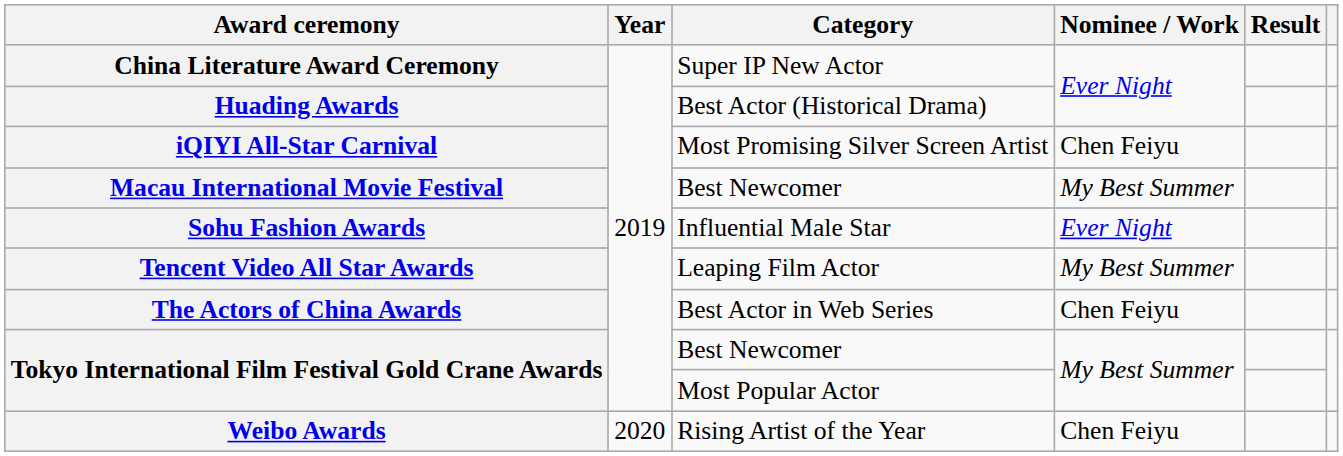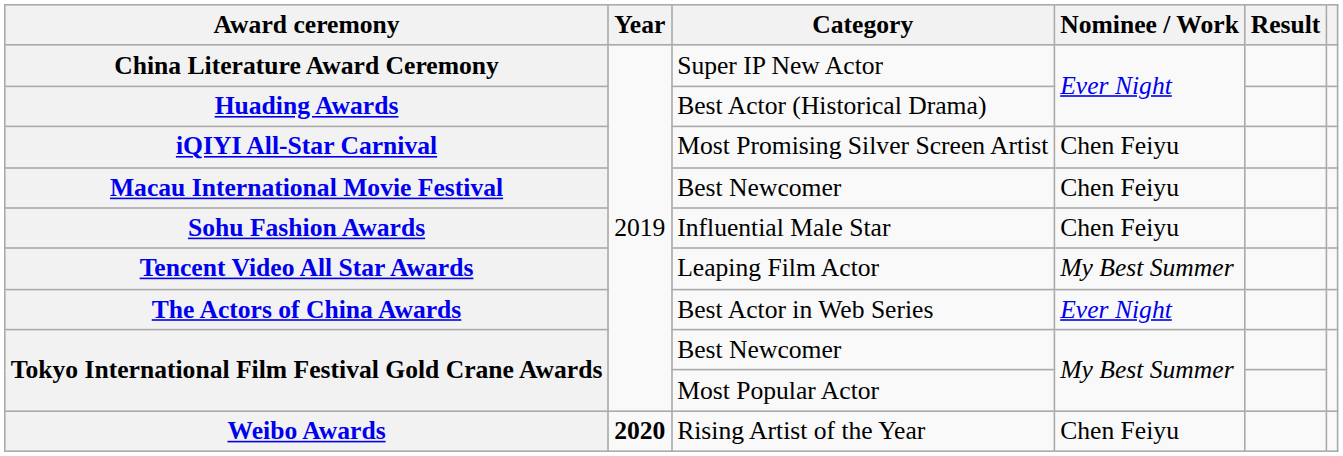(1147, 187) My Best Summer -> (1120, 187) Chen Feiyu
(1116, 227) Ever Night -> (1120, 227) Chen Feiyu
(1120, 308) Chen Feiyu -> (1116, 308) Ever Night
(640, 430) normal -> (640, 430) bold
